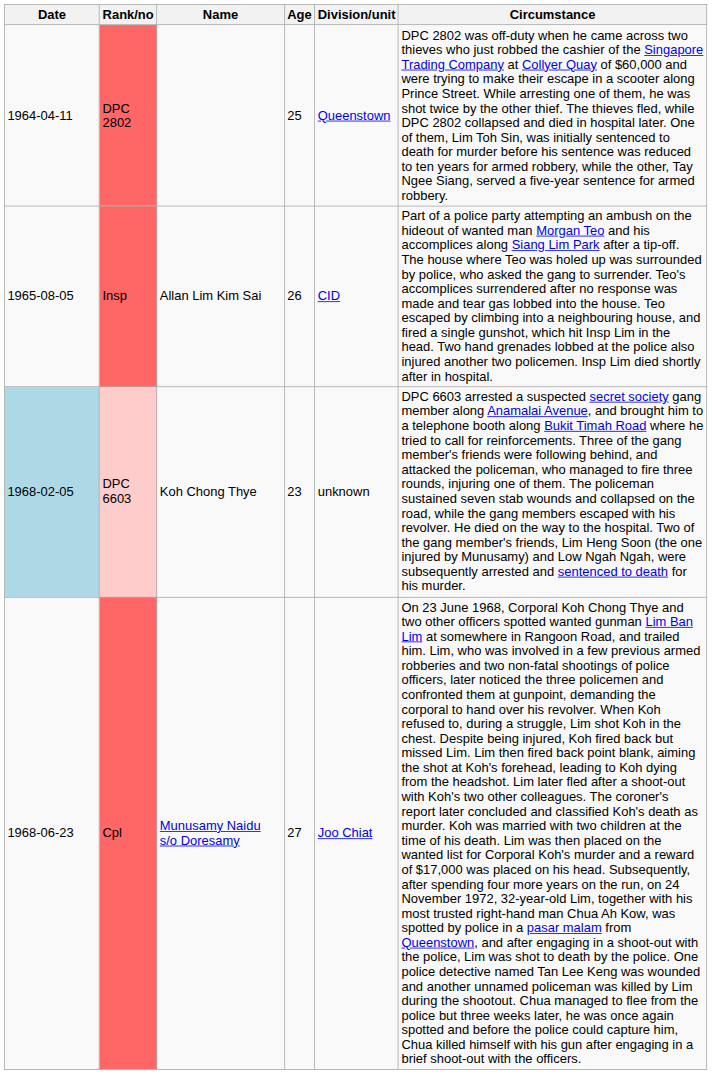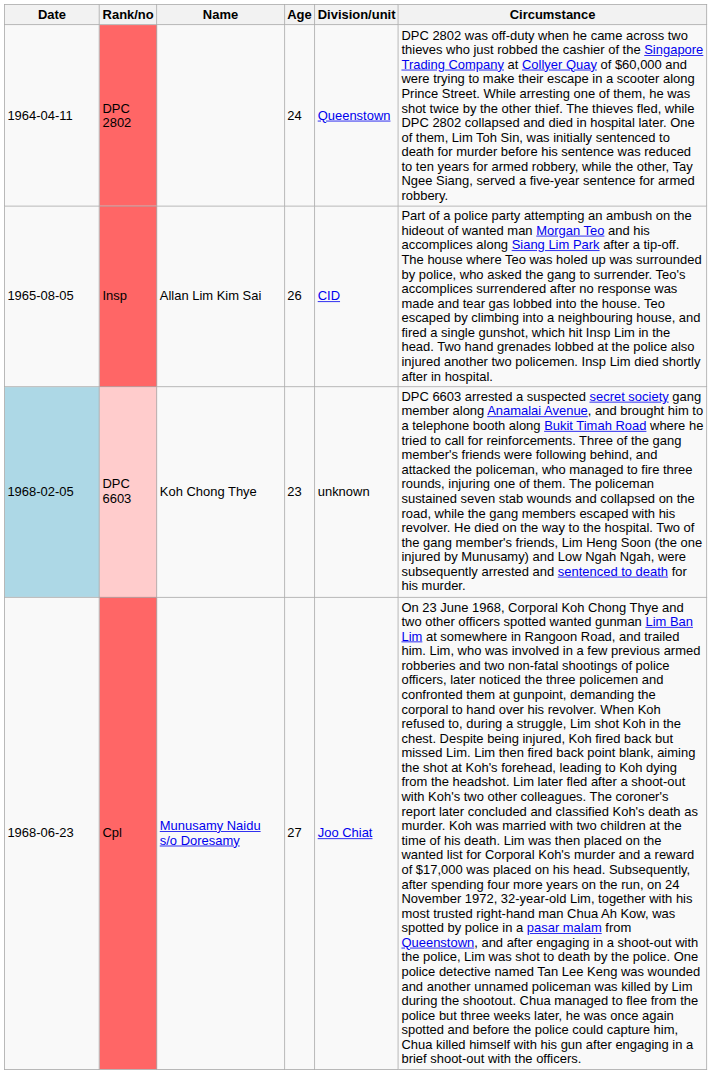(294, 115) 25 -> (294, 115) 24
